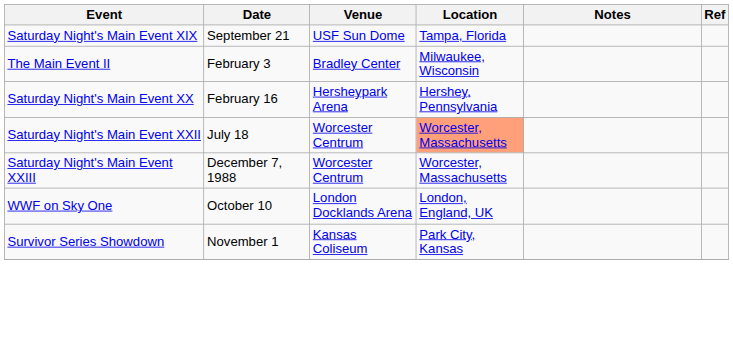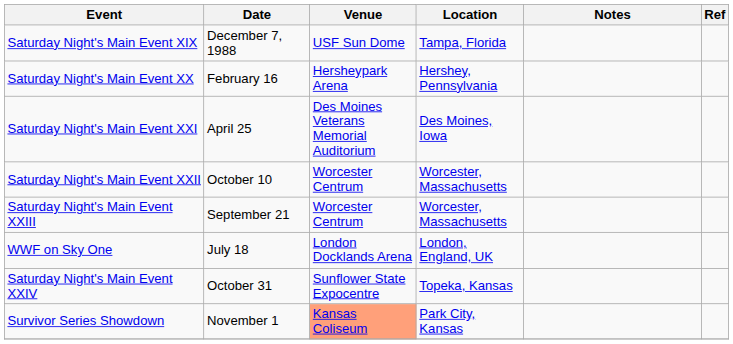(248, 35) September 21 -> (245, 43) December 7, 1988
- row: (59, 63)
+ row: (102, 128)
(228, 135) July 18 -> (240, 179) October 10
(463, 135) lightsalmon background -> (463, 179) no background
(245, 170) December 7, 1988 -> (248, 214) September 21
(240, 206) October 10 -> (228, 250) July 18
+ row: (90, 286)
(340, 241) no background -> (340, 321) lightsalmon background
